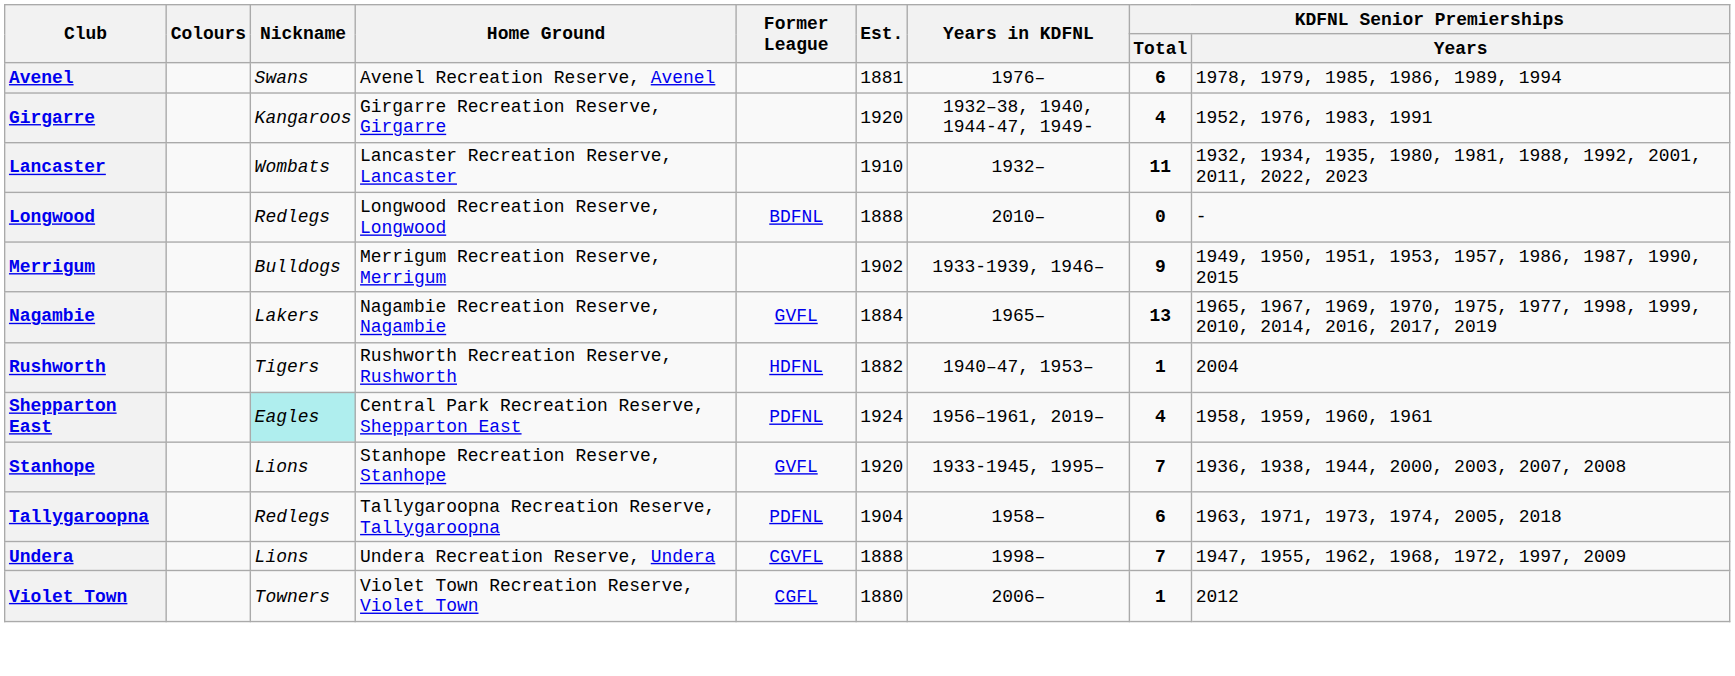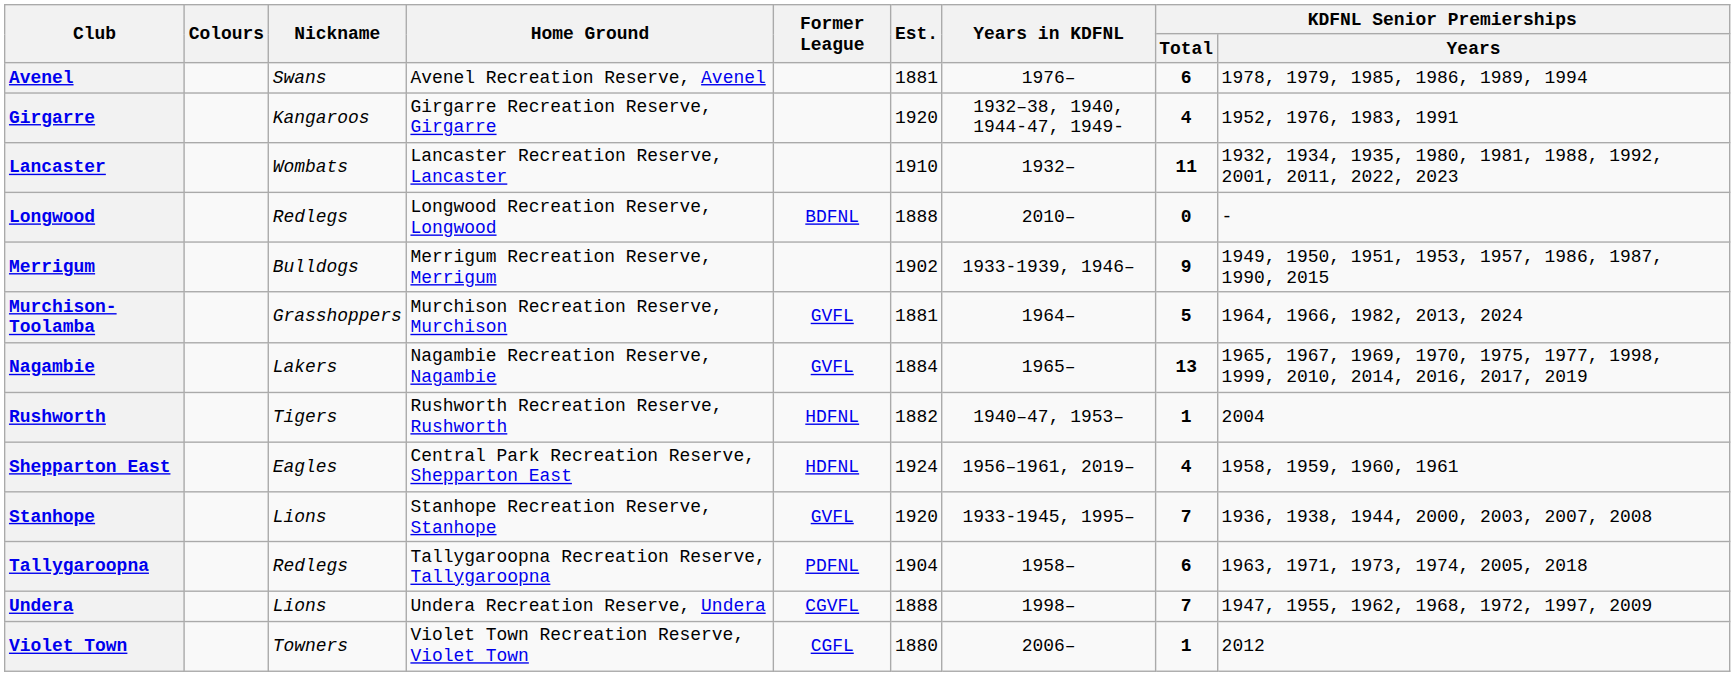+ row: (63, 317)
(287, 417) paleturquoise background -> (305, 467) no background
(796, 417) PDFNL -> (832, 467) HDFNL
